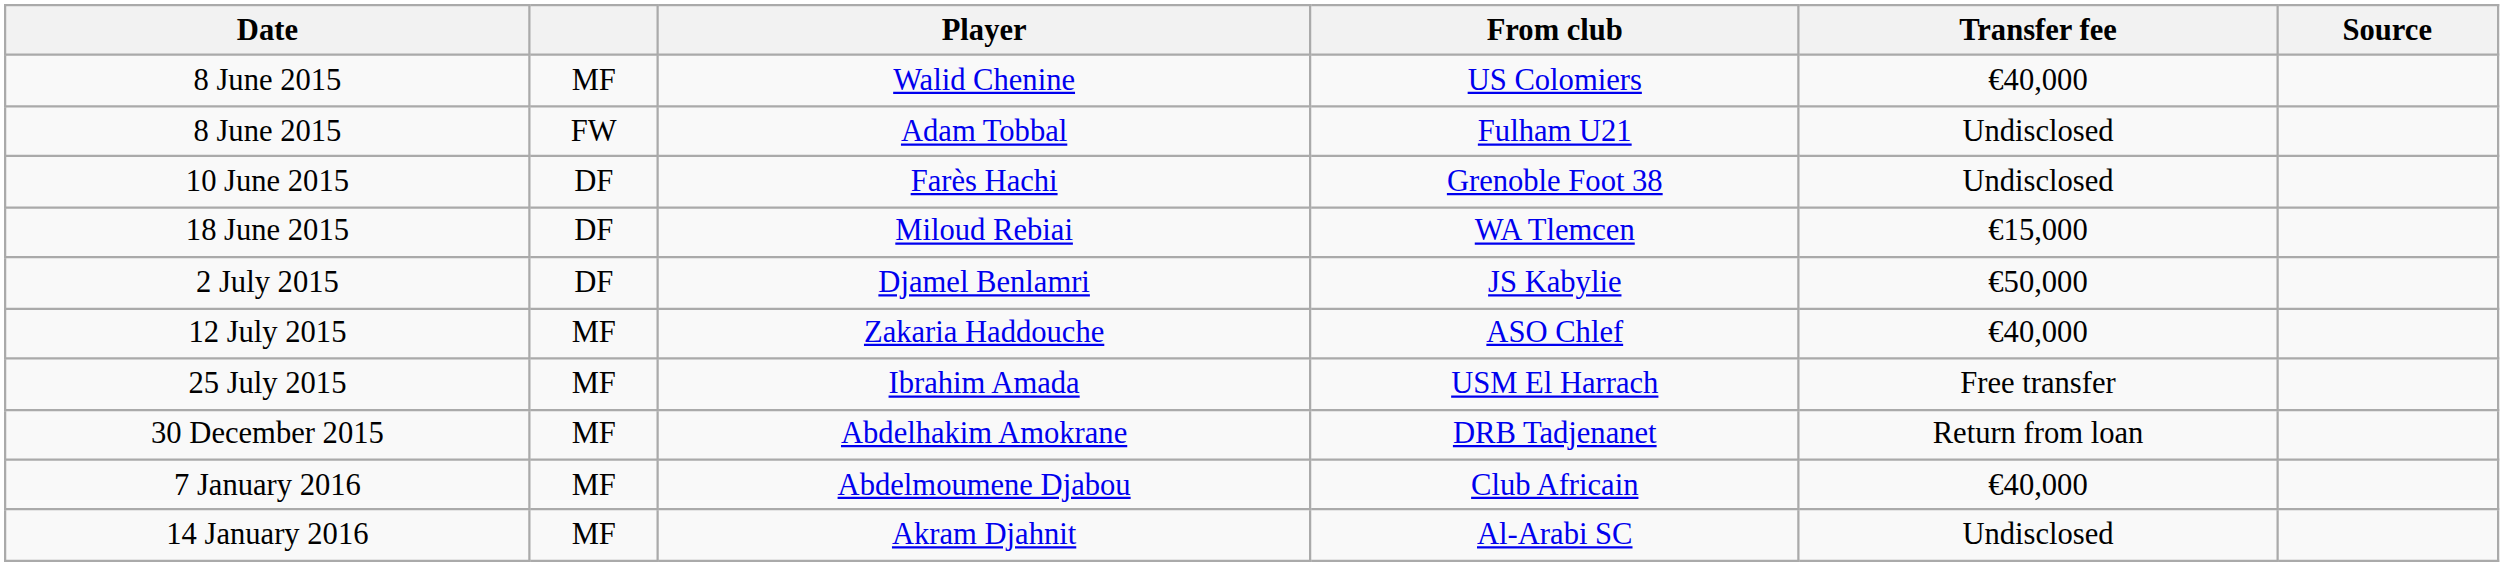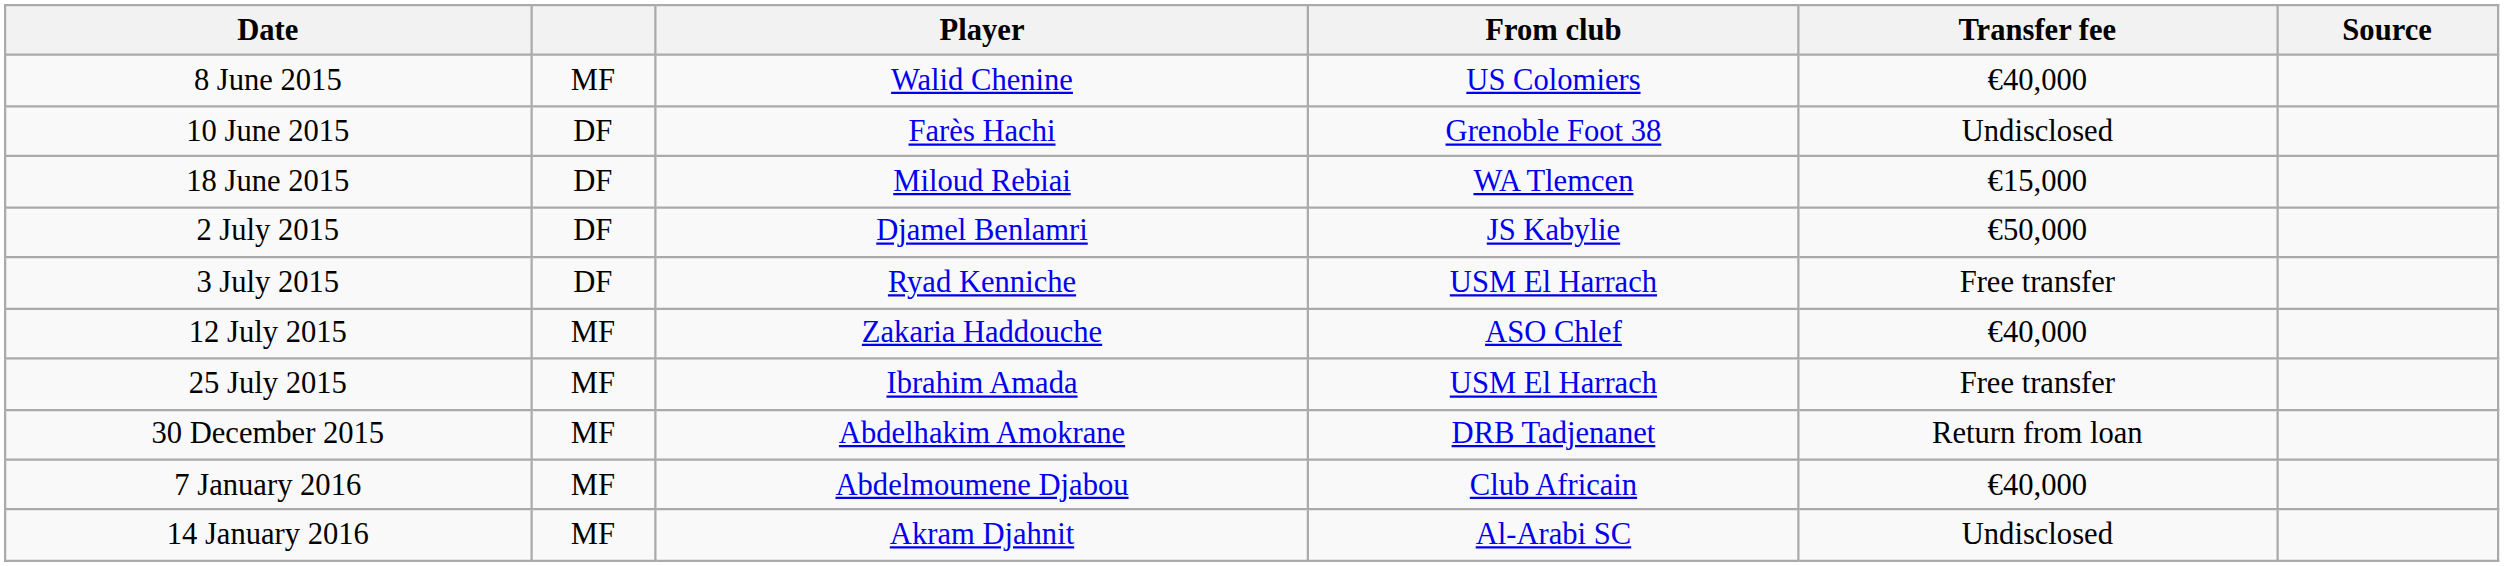- row: (984, 130)
+ row: (982, 281)
